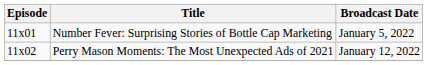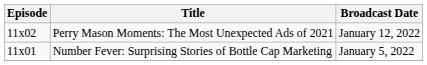rows swapped: (192, 32) <-> (193, 51)
